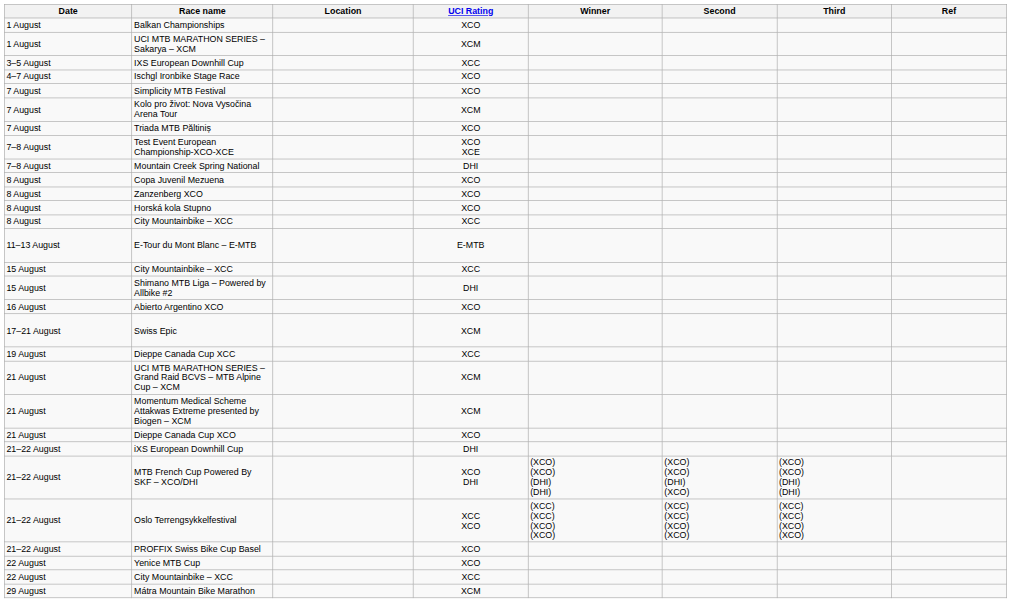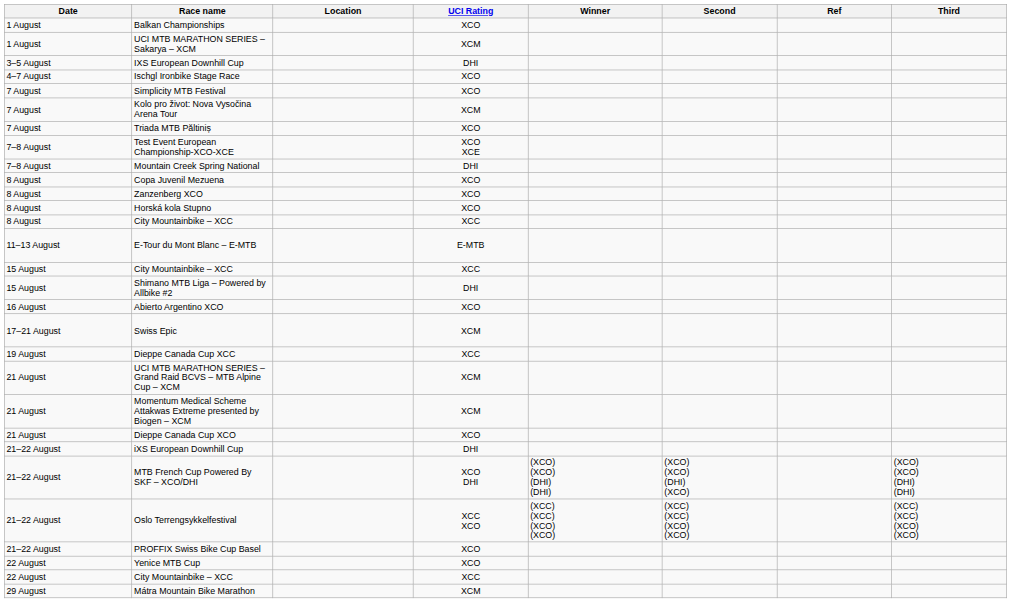columns swapped: (834, 11) <-> (949, 11)
(471, 62) XCC -> (471, 62) DHI
